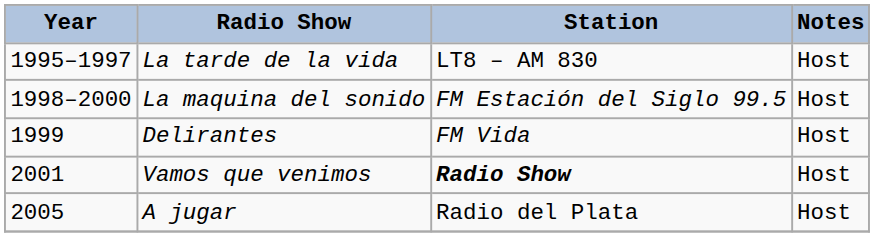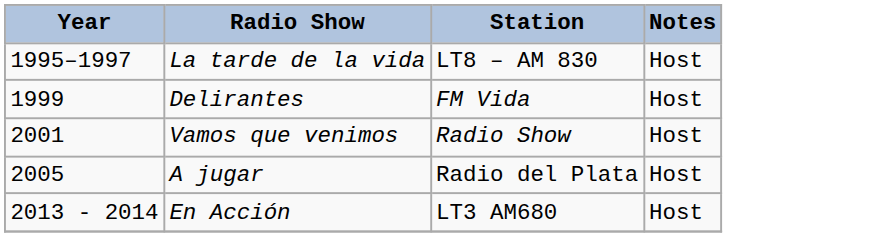- row: (284, 99)
(503, 174) bold -> (503, 137) normal
+ row: (230, 212)
